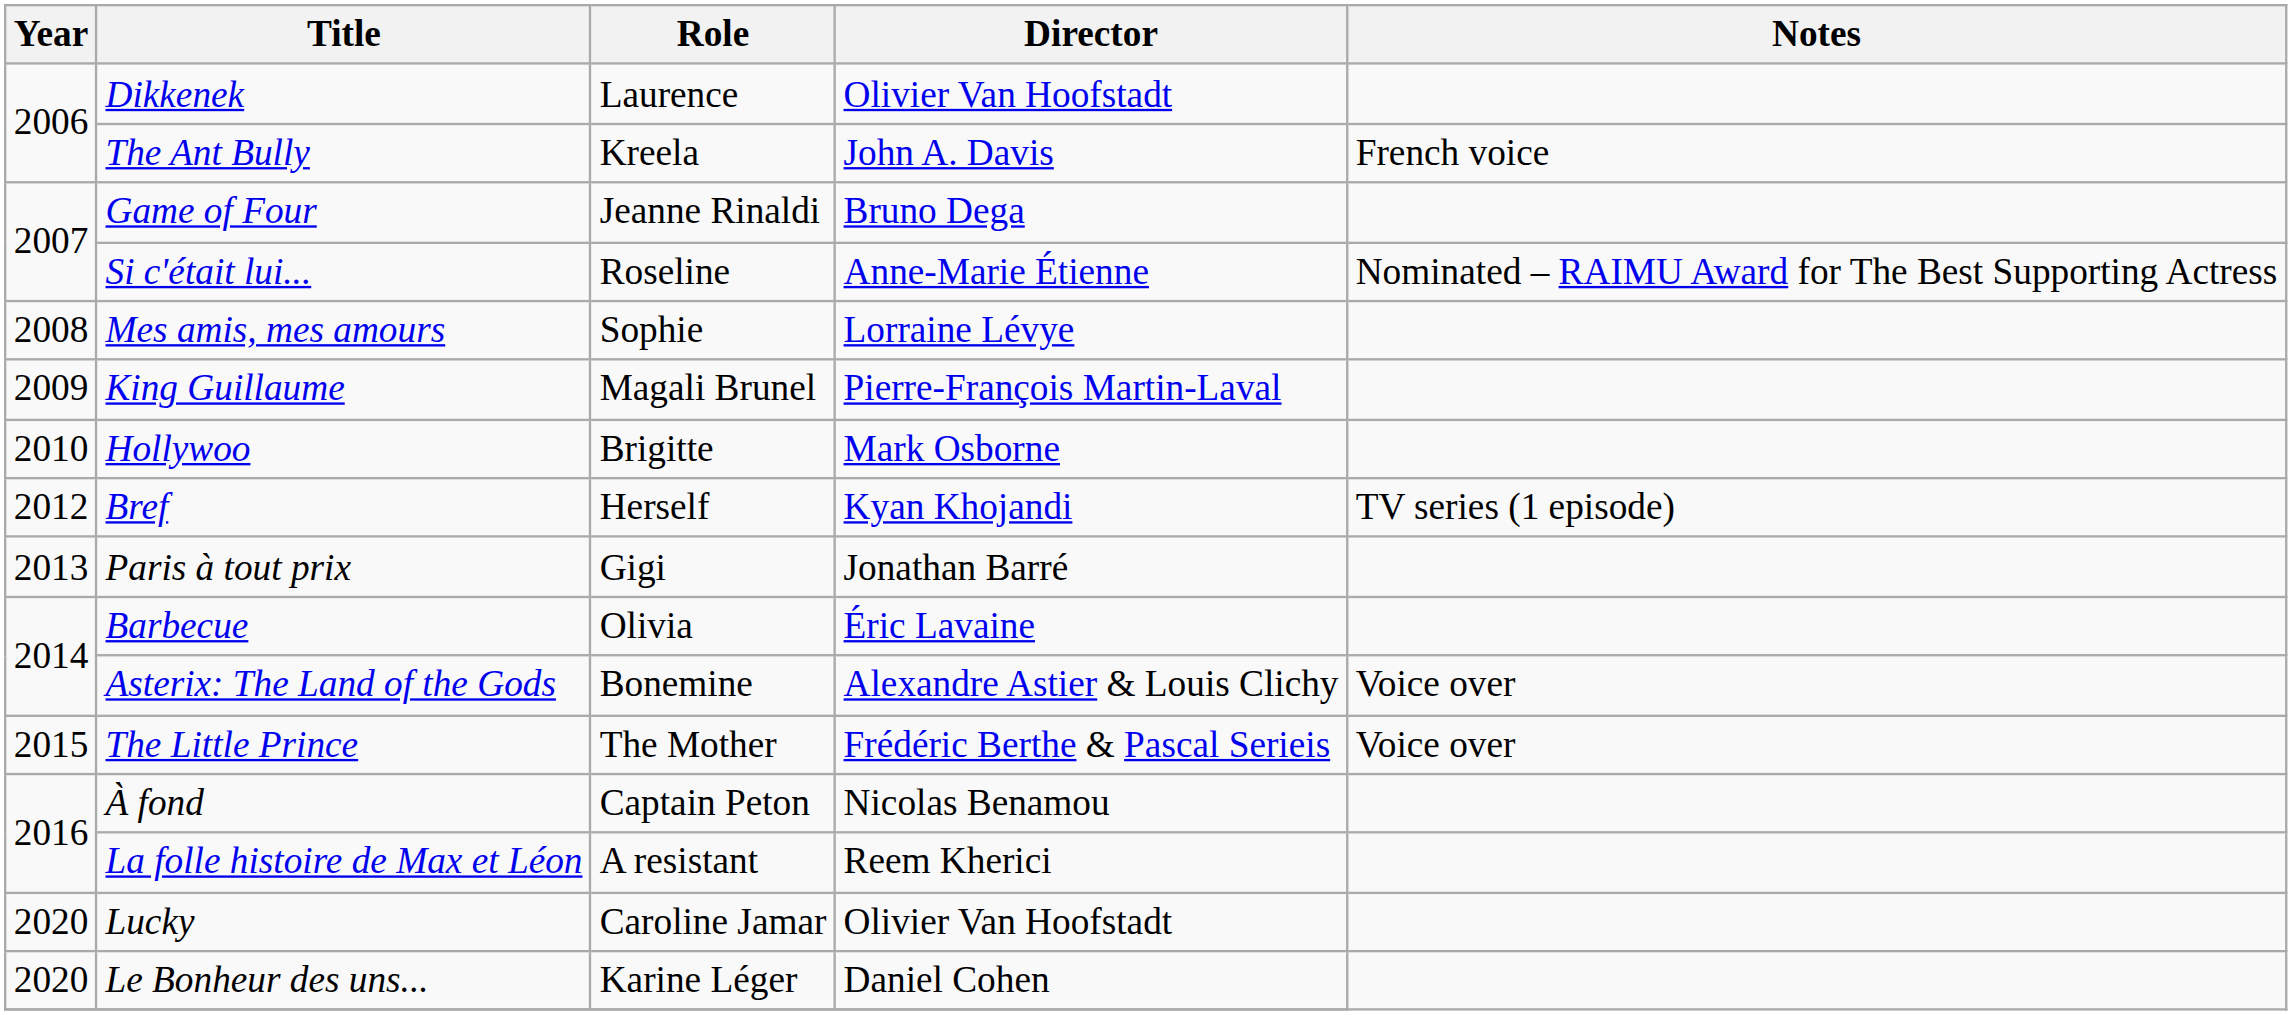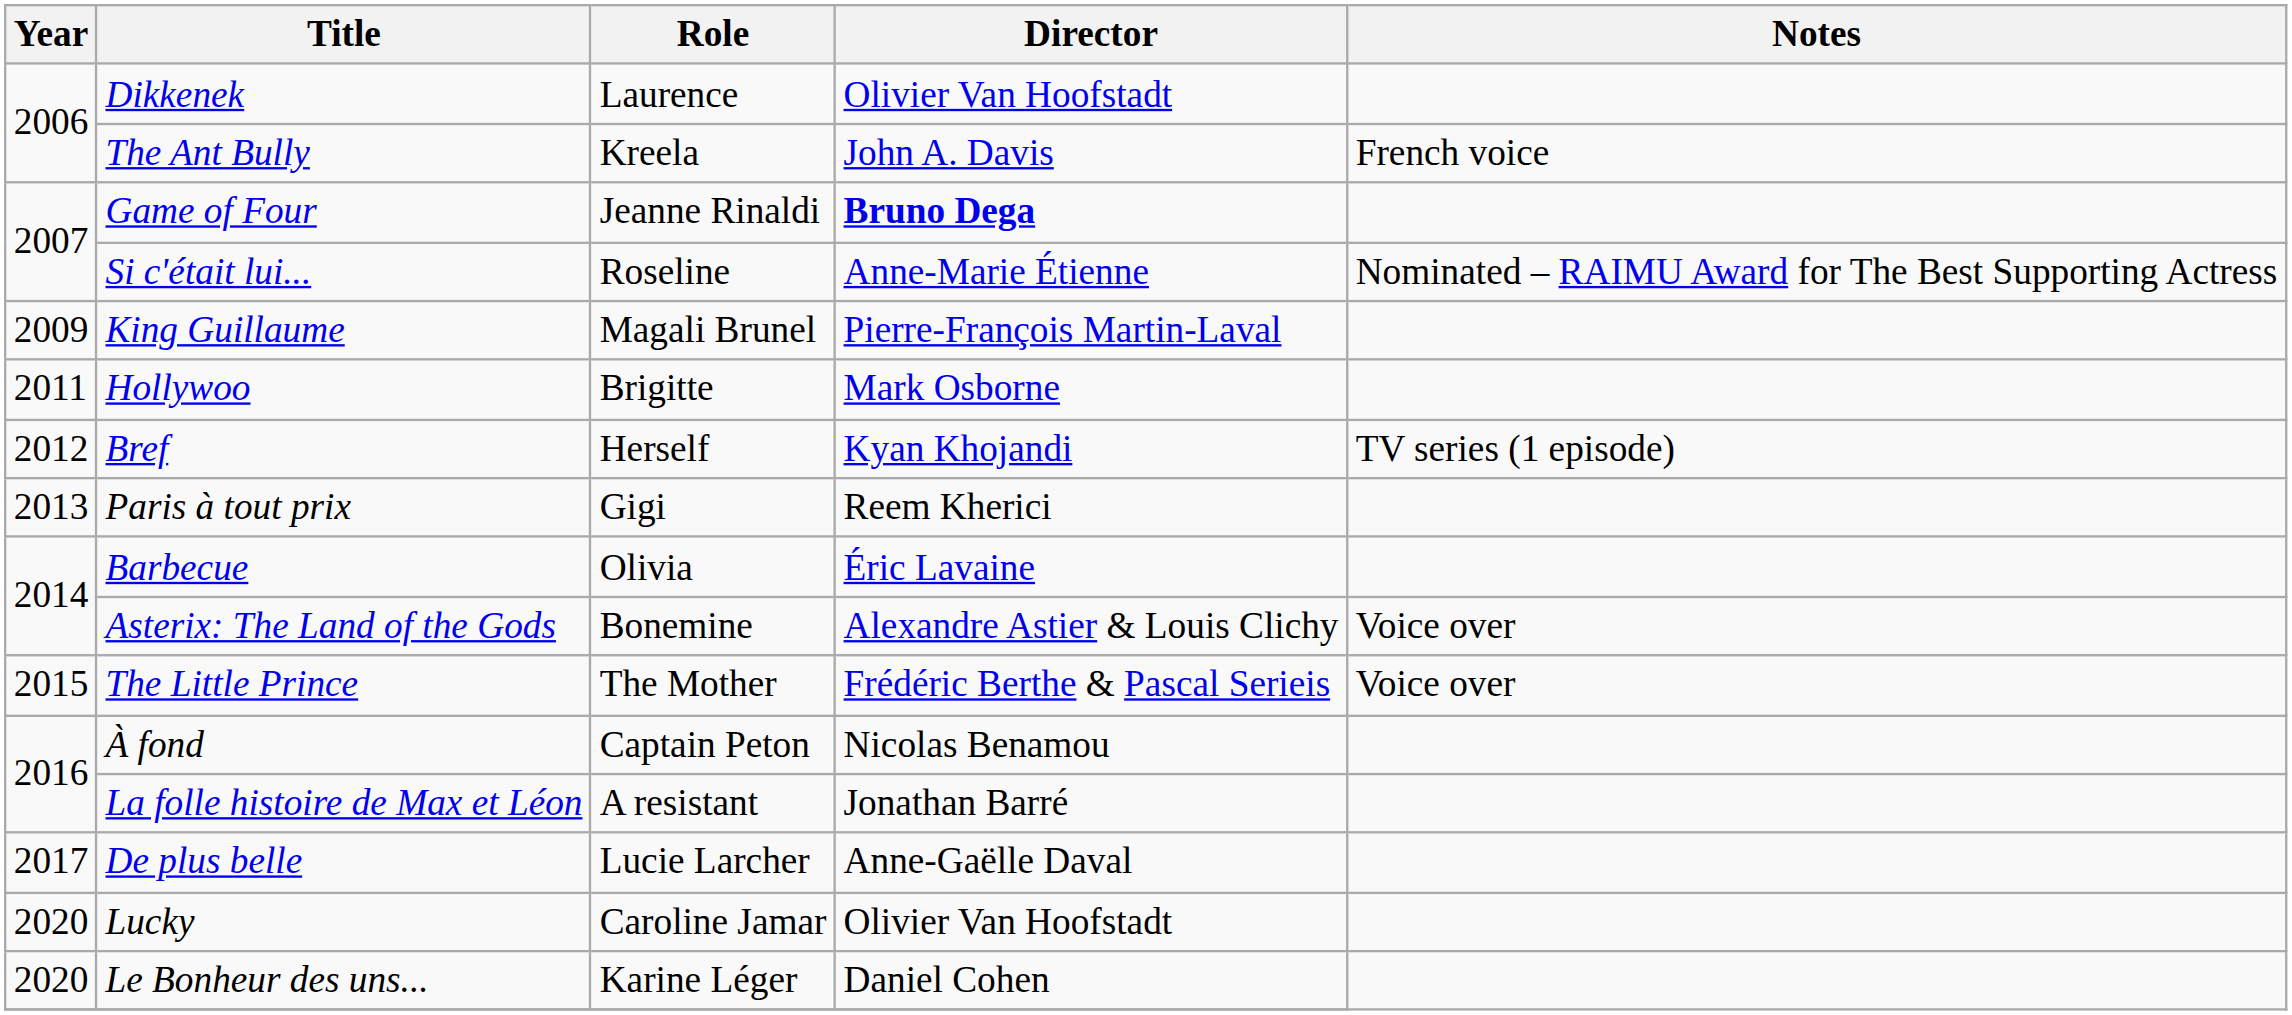(934, 211) normal -> (939, 211) bold
- row: (275, 329)
(51, 447) 2010 -> (50, 388) 2011
(956, 566) Jonathan Barré -> (948, 507) Reem Kherici
(948, 861) Reem Kherici -> (956, 802) Jonathan Barré
+ row: (204, 861)
